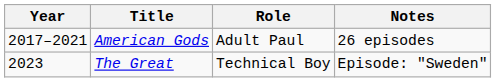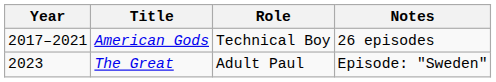(260, 40) Adult Paul -> (273, 40) Technical Boy
(273, 64) Technical Boy -> (260, 64) Adult Paul
